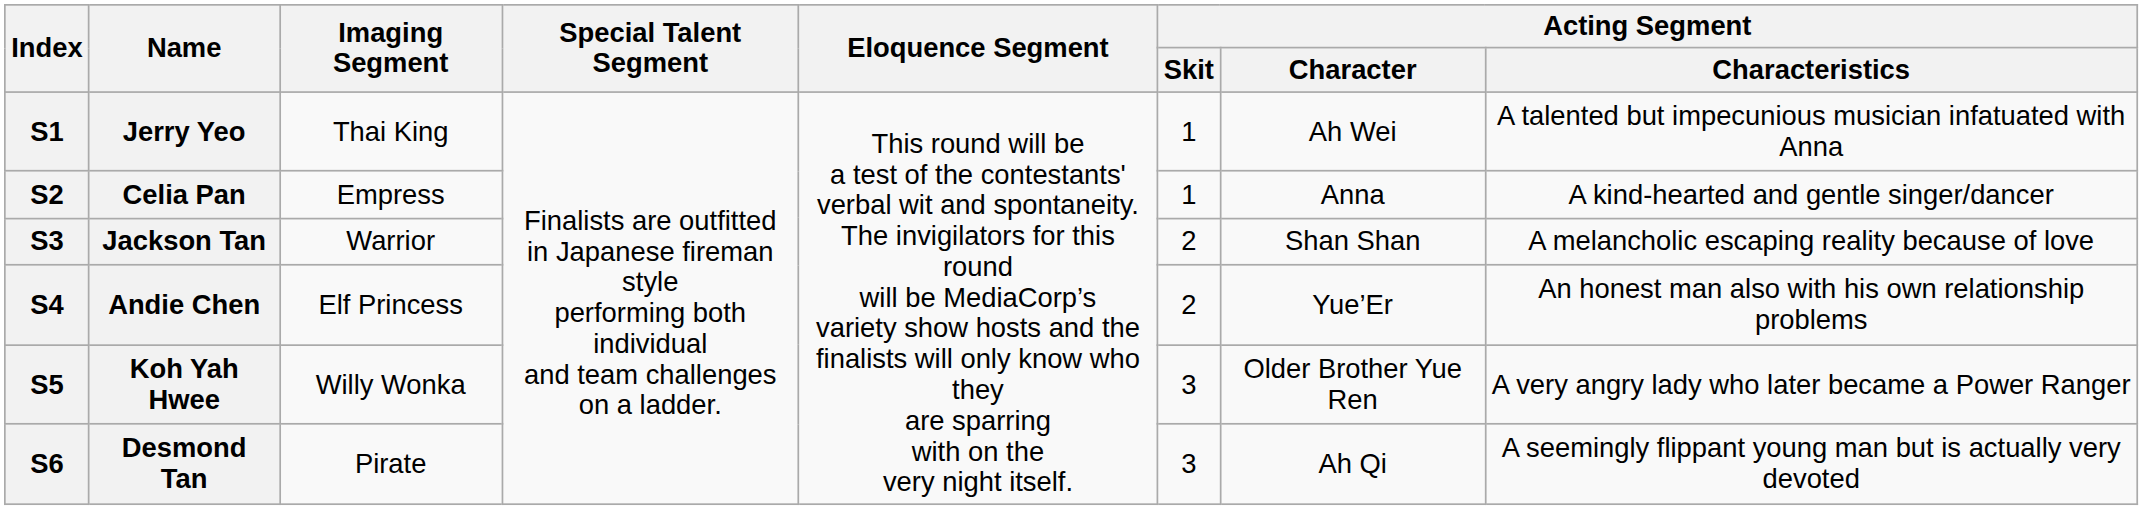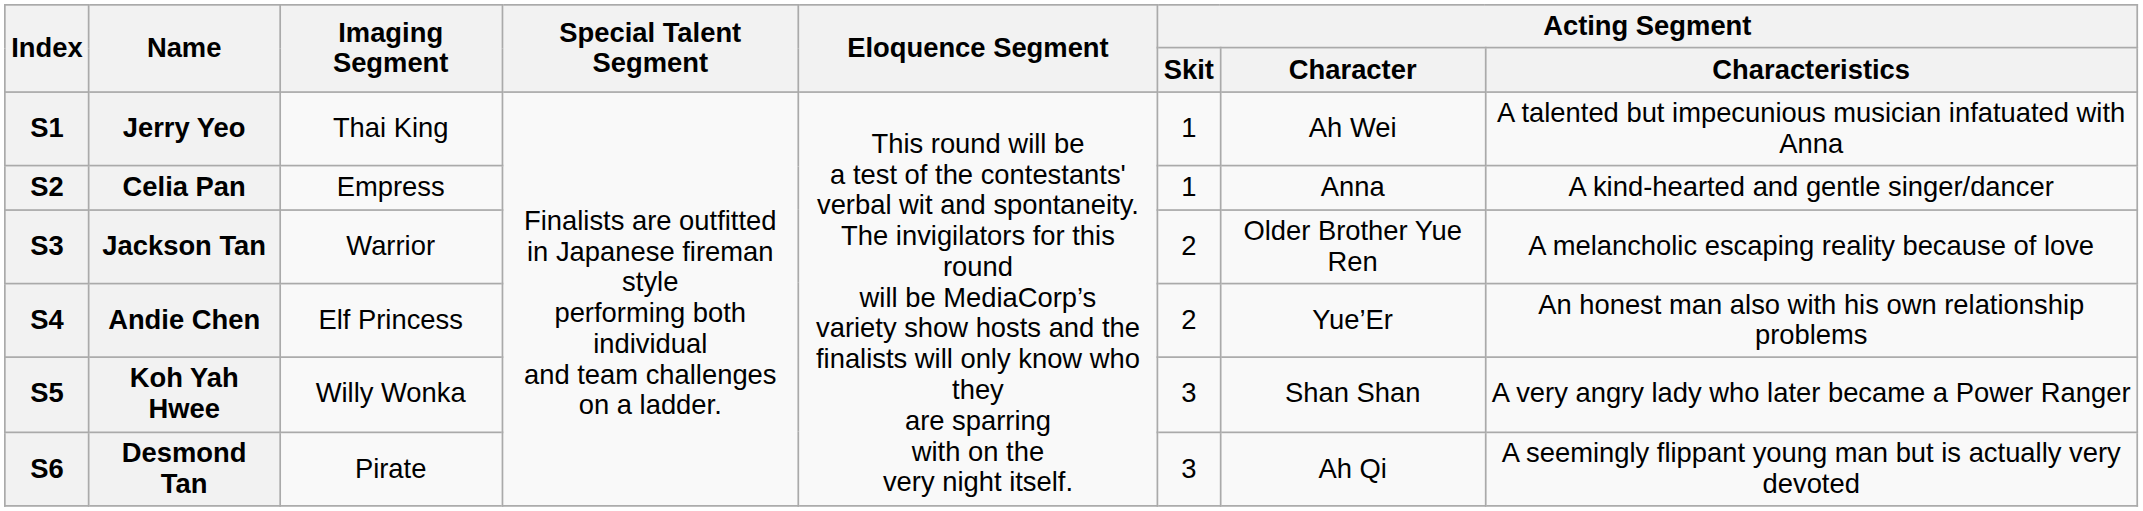(1353, 241) Shan Shan -> (1353, 245) Older Brother Yue Ren
(1353, 384) Older Brother Yue Ren -> (1353, 394) Shan Shan
